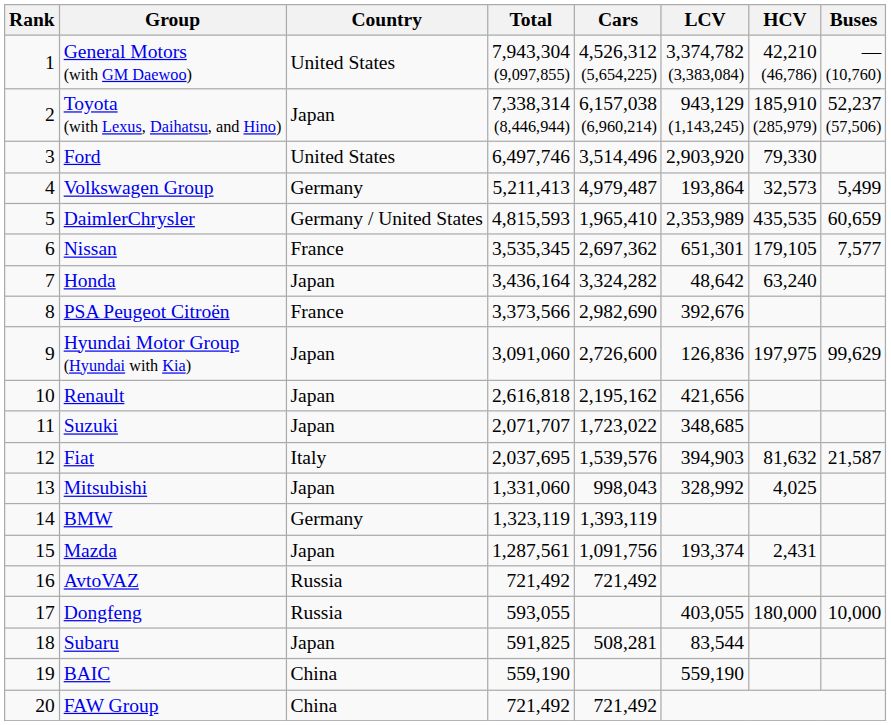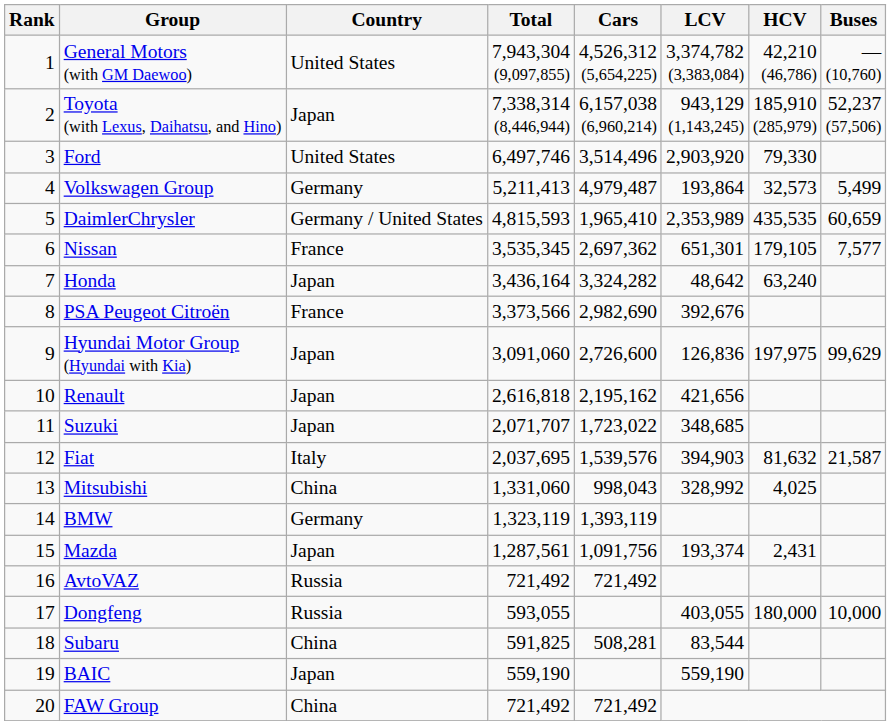(313, 488) Japan -> (314, 488) China
(313, 643) Japan -> (314, 643) China
(314, 674) China -> (313, 674) Japan
